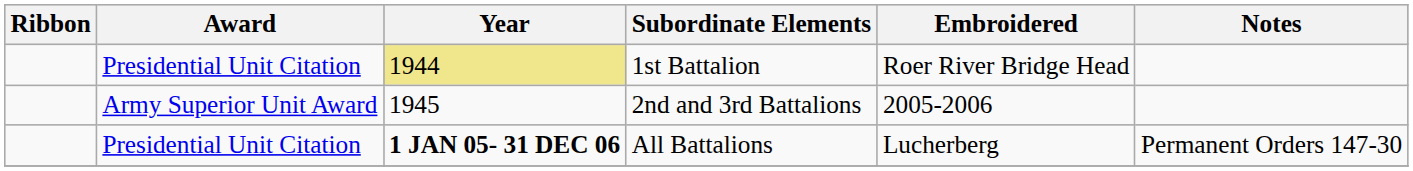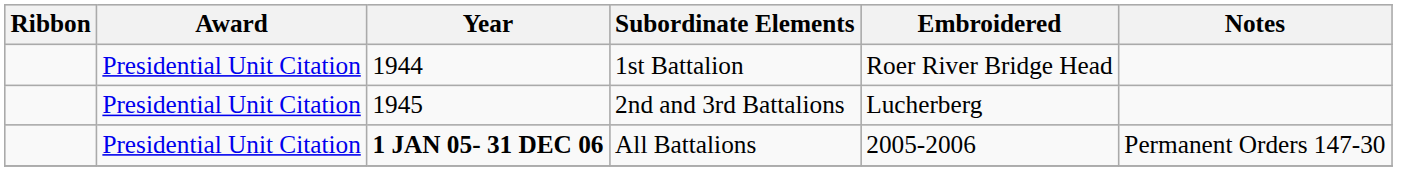(414, 64) khaki background -> (398, 64) no background
(240, 104) Army Superior Unit Award -> (232, 104) Presidential Unit Citation
(938, 104) 2005-2006 -> (924, 104) Lucherberg
(941, 144) Lucherberg -> (921, 144) 2005-2006
